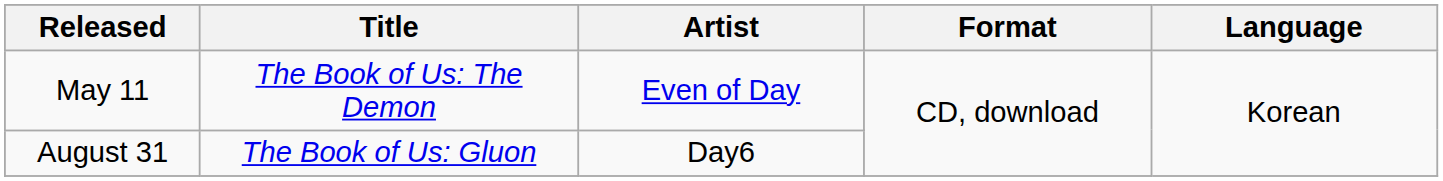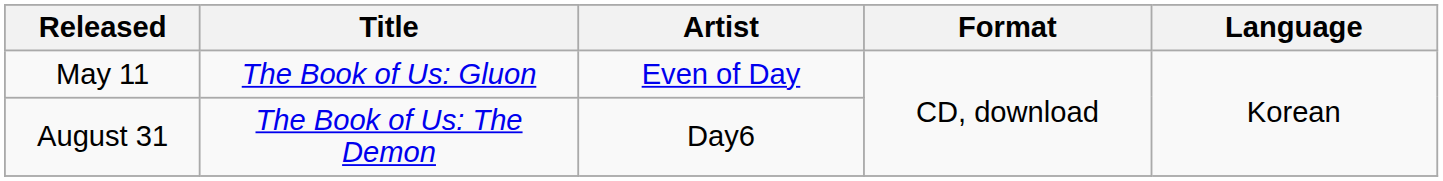(389, 90) The Book of Us: The Demon -> (389, 73) The Book of Us: Gluon
(389, 152) The Book of Us: Gluon -> (389, 136) The Book of Us: The Demon
